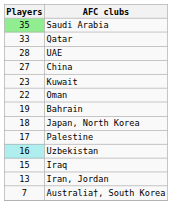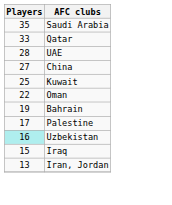(24, 25) lightgreen background -> (24, 25) no background
(24, 81) 23 -> (24, 81) 25
- row: (93, 123)
- row: (106, 193)
